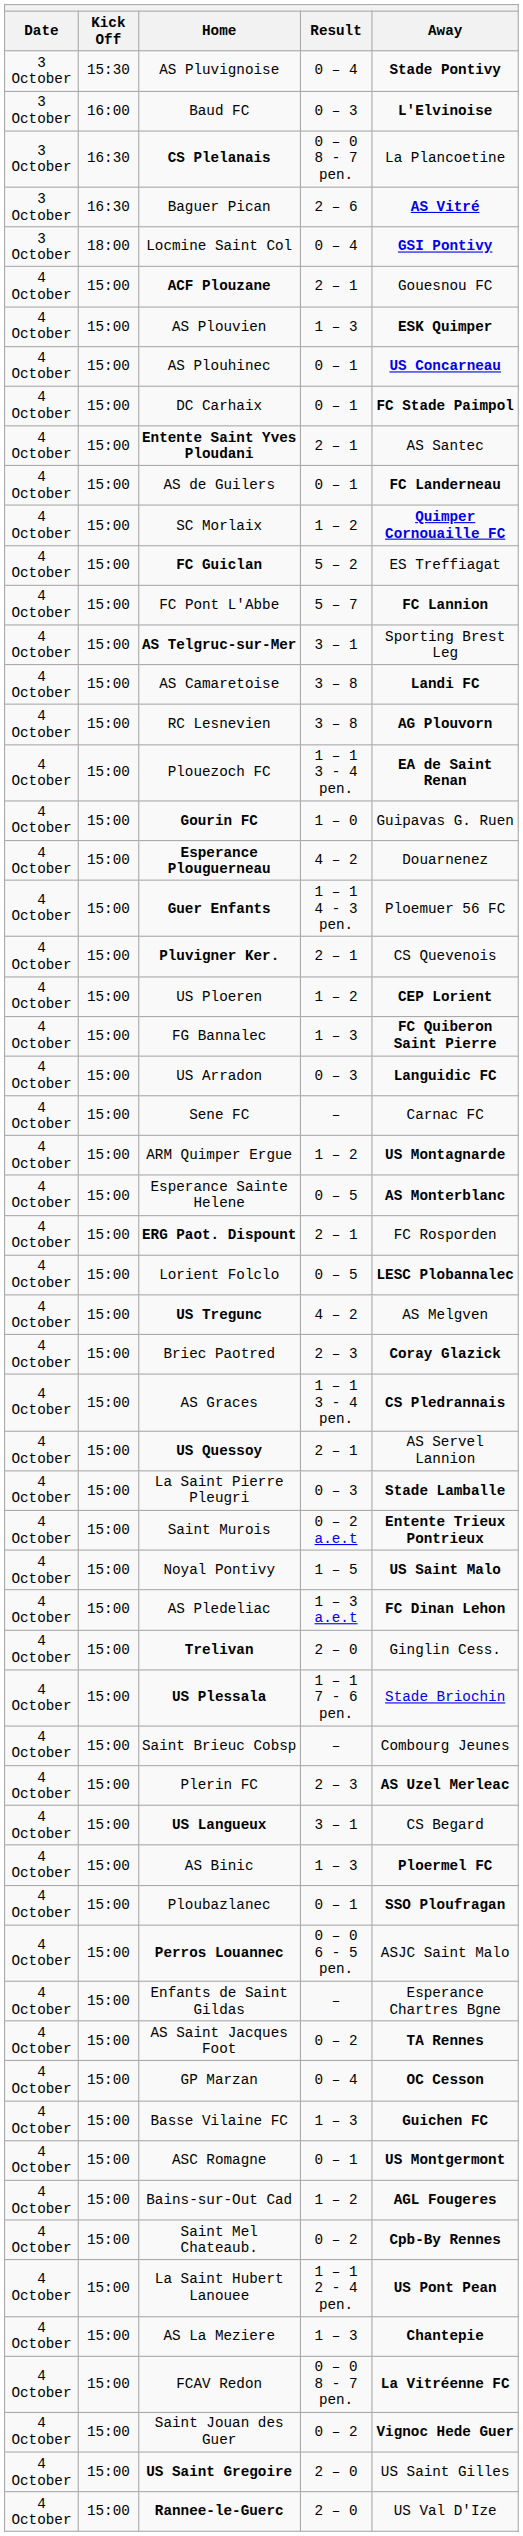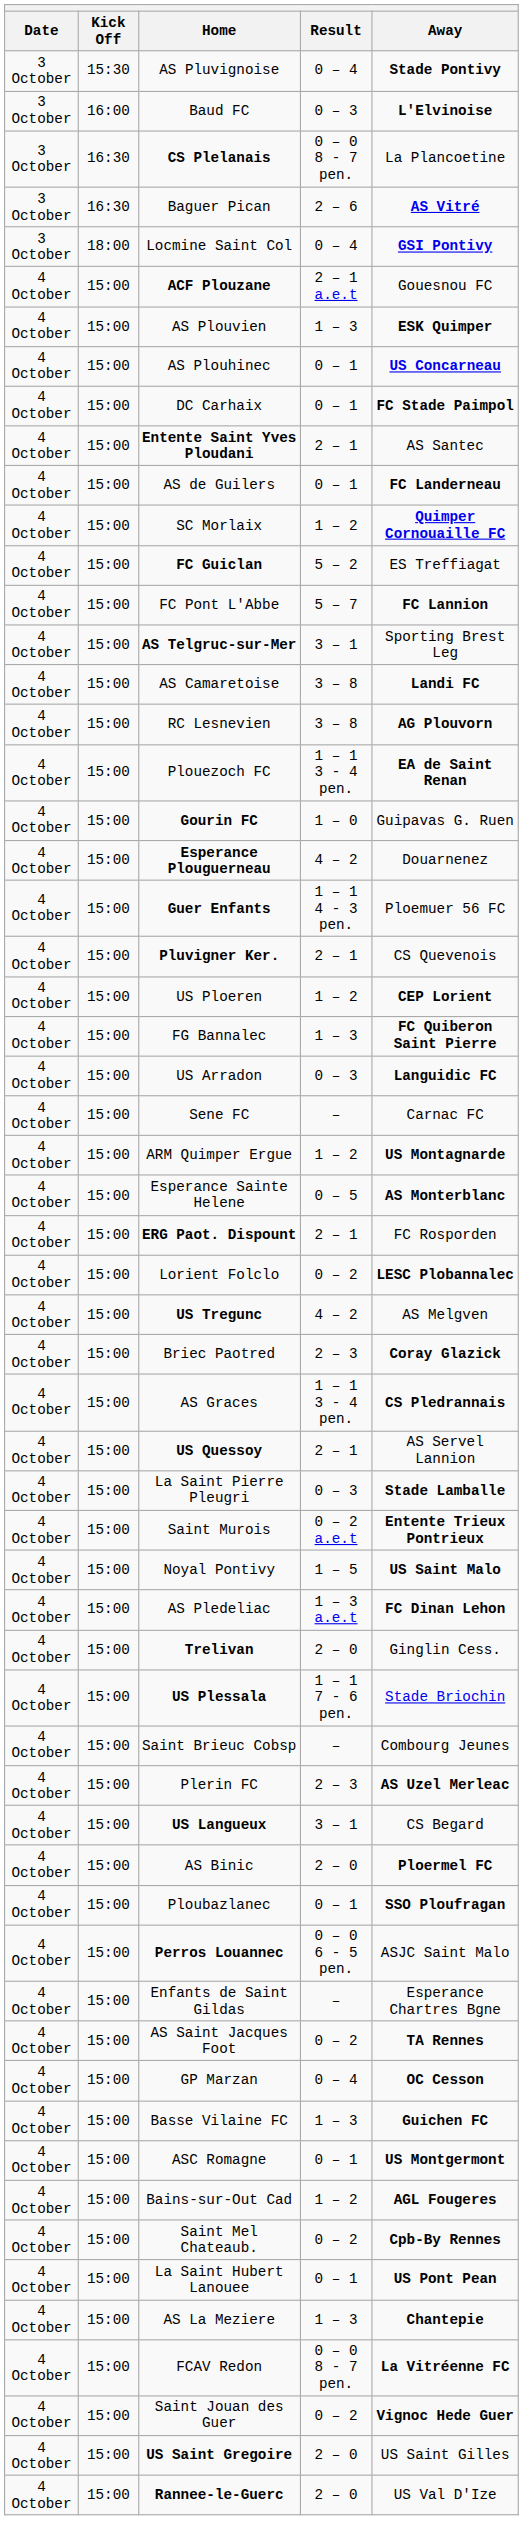(336, 287) 2 – 1 -> (336, 287) 2 – 1 a.e.t
(336, 1275) 0 – 5 -> (336, 1275) 0 – 2
(336, 1865) 1 – 3 -> (336, 1865) 2 – 0
(336, 2288) 1 – 1 2 - 4 pen. -> (336, 2280) 0 – 1
